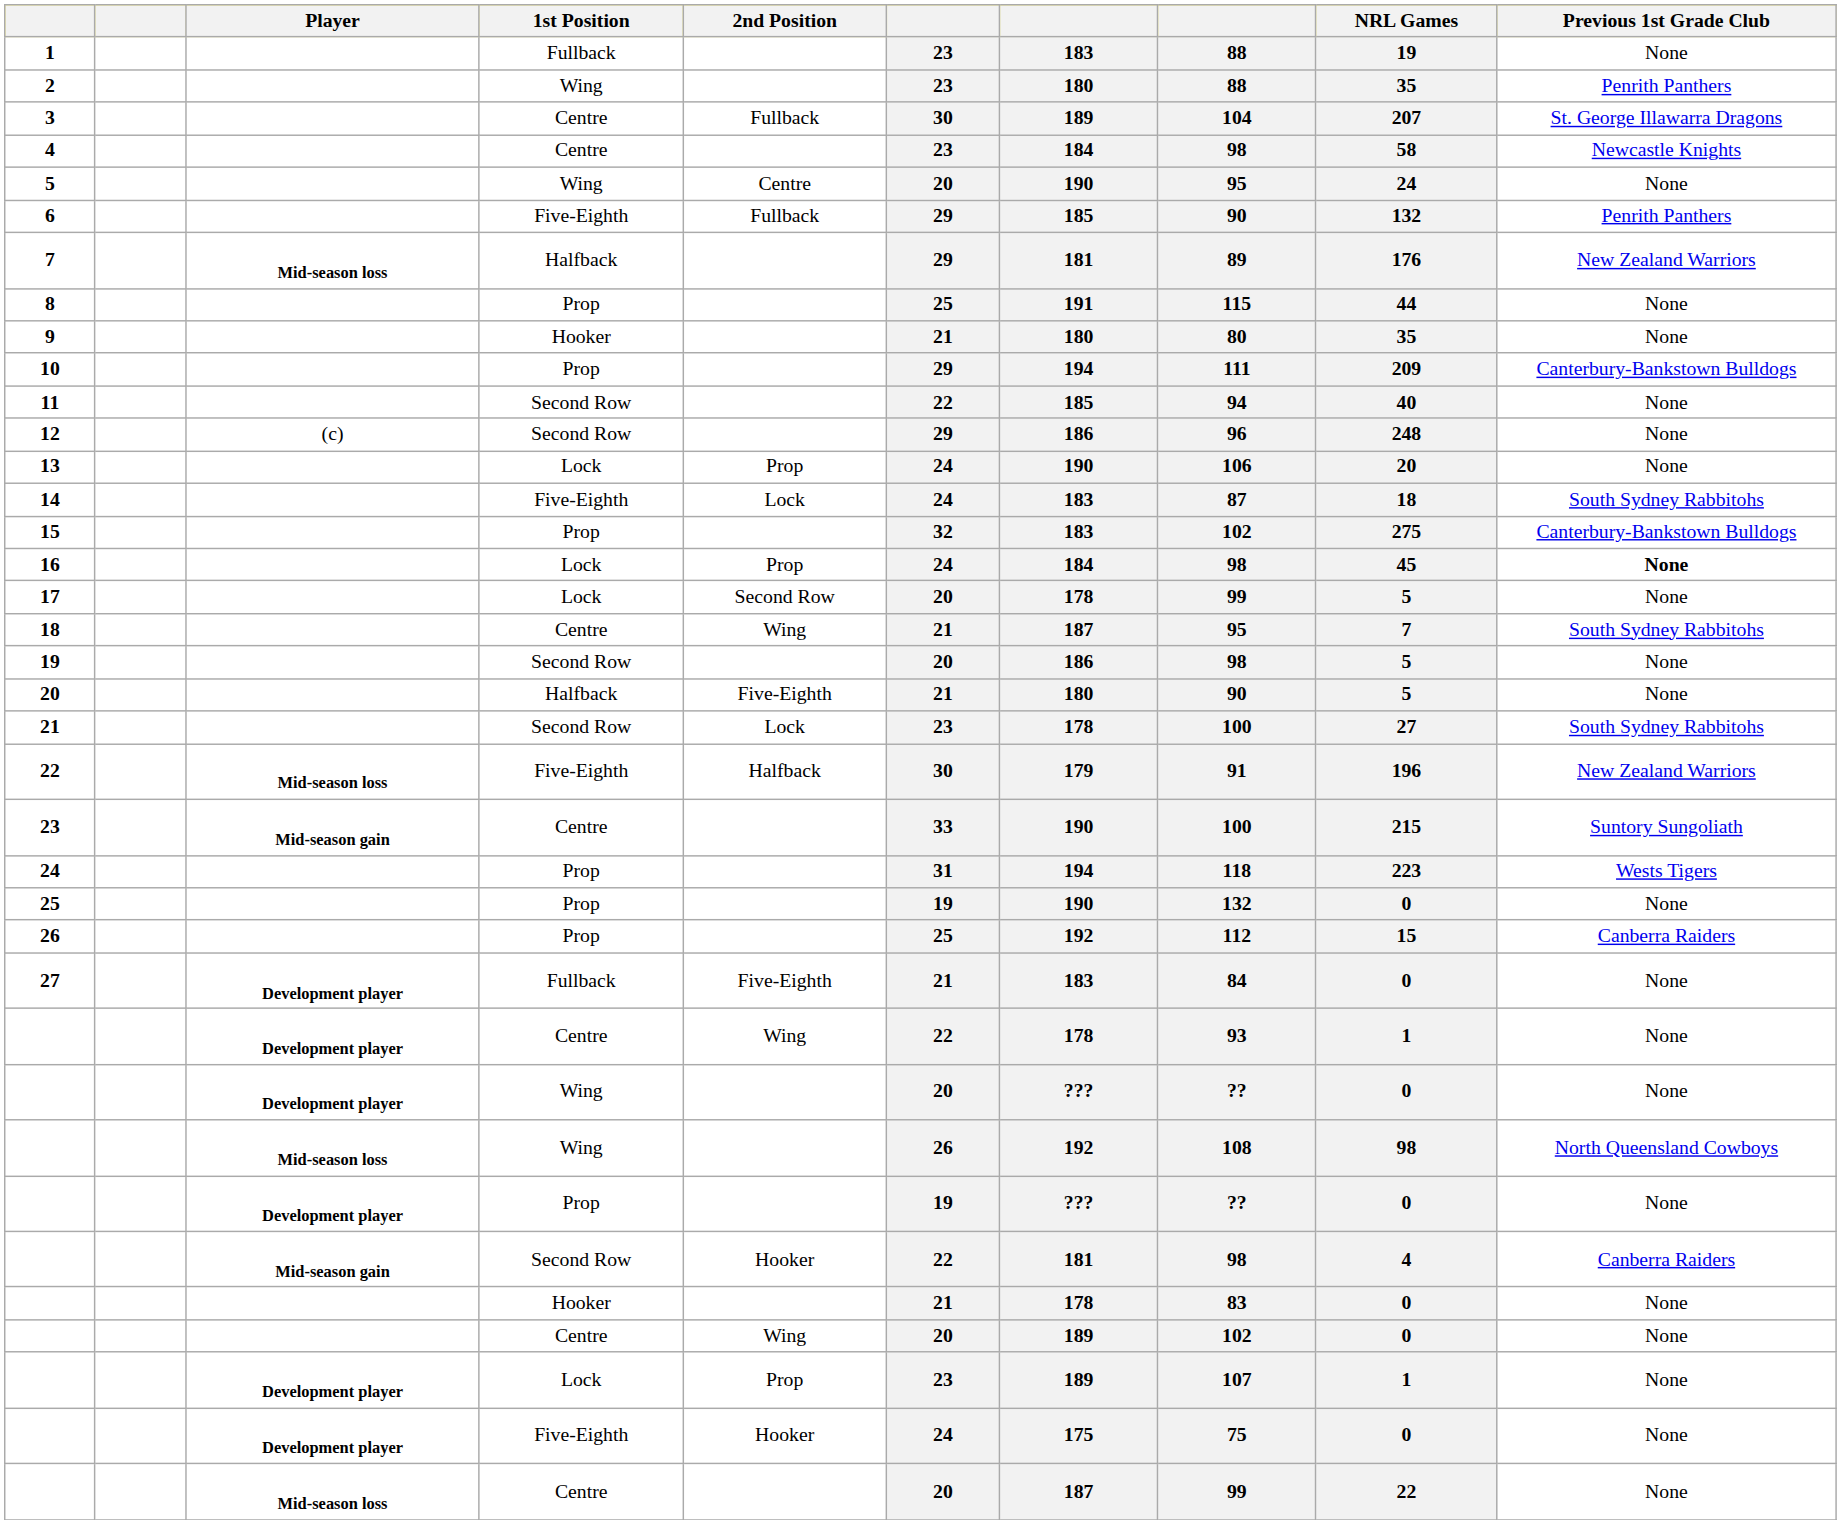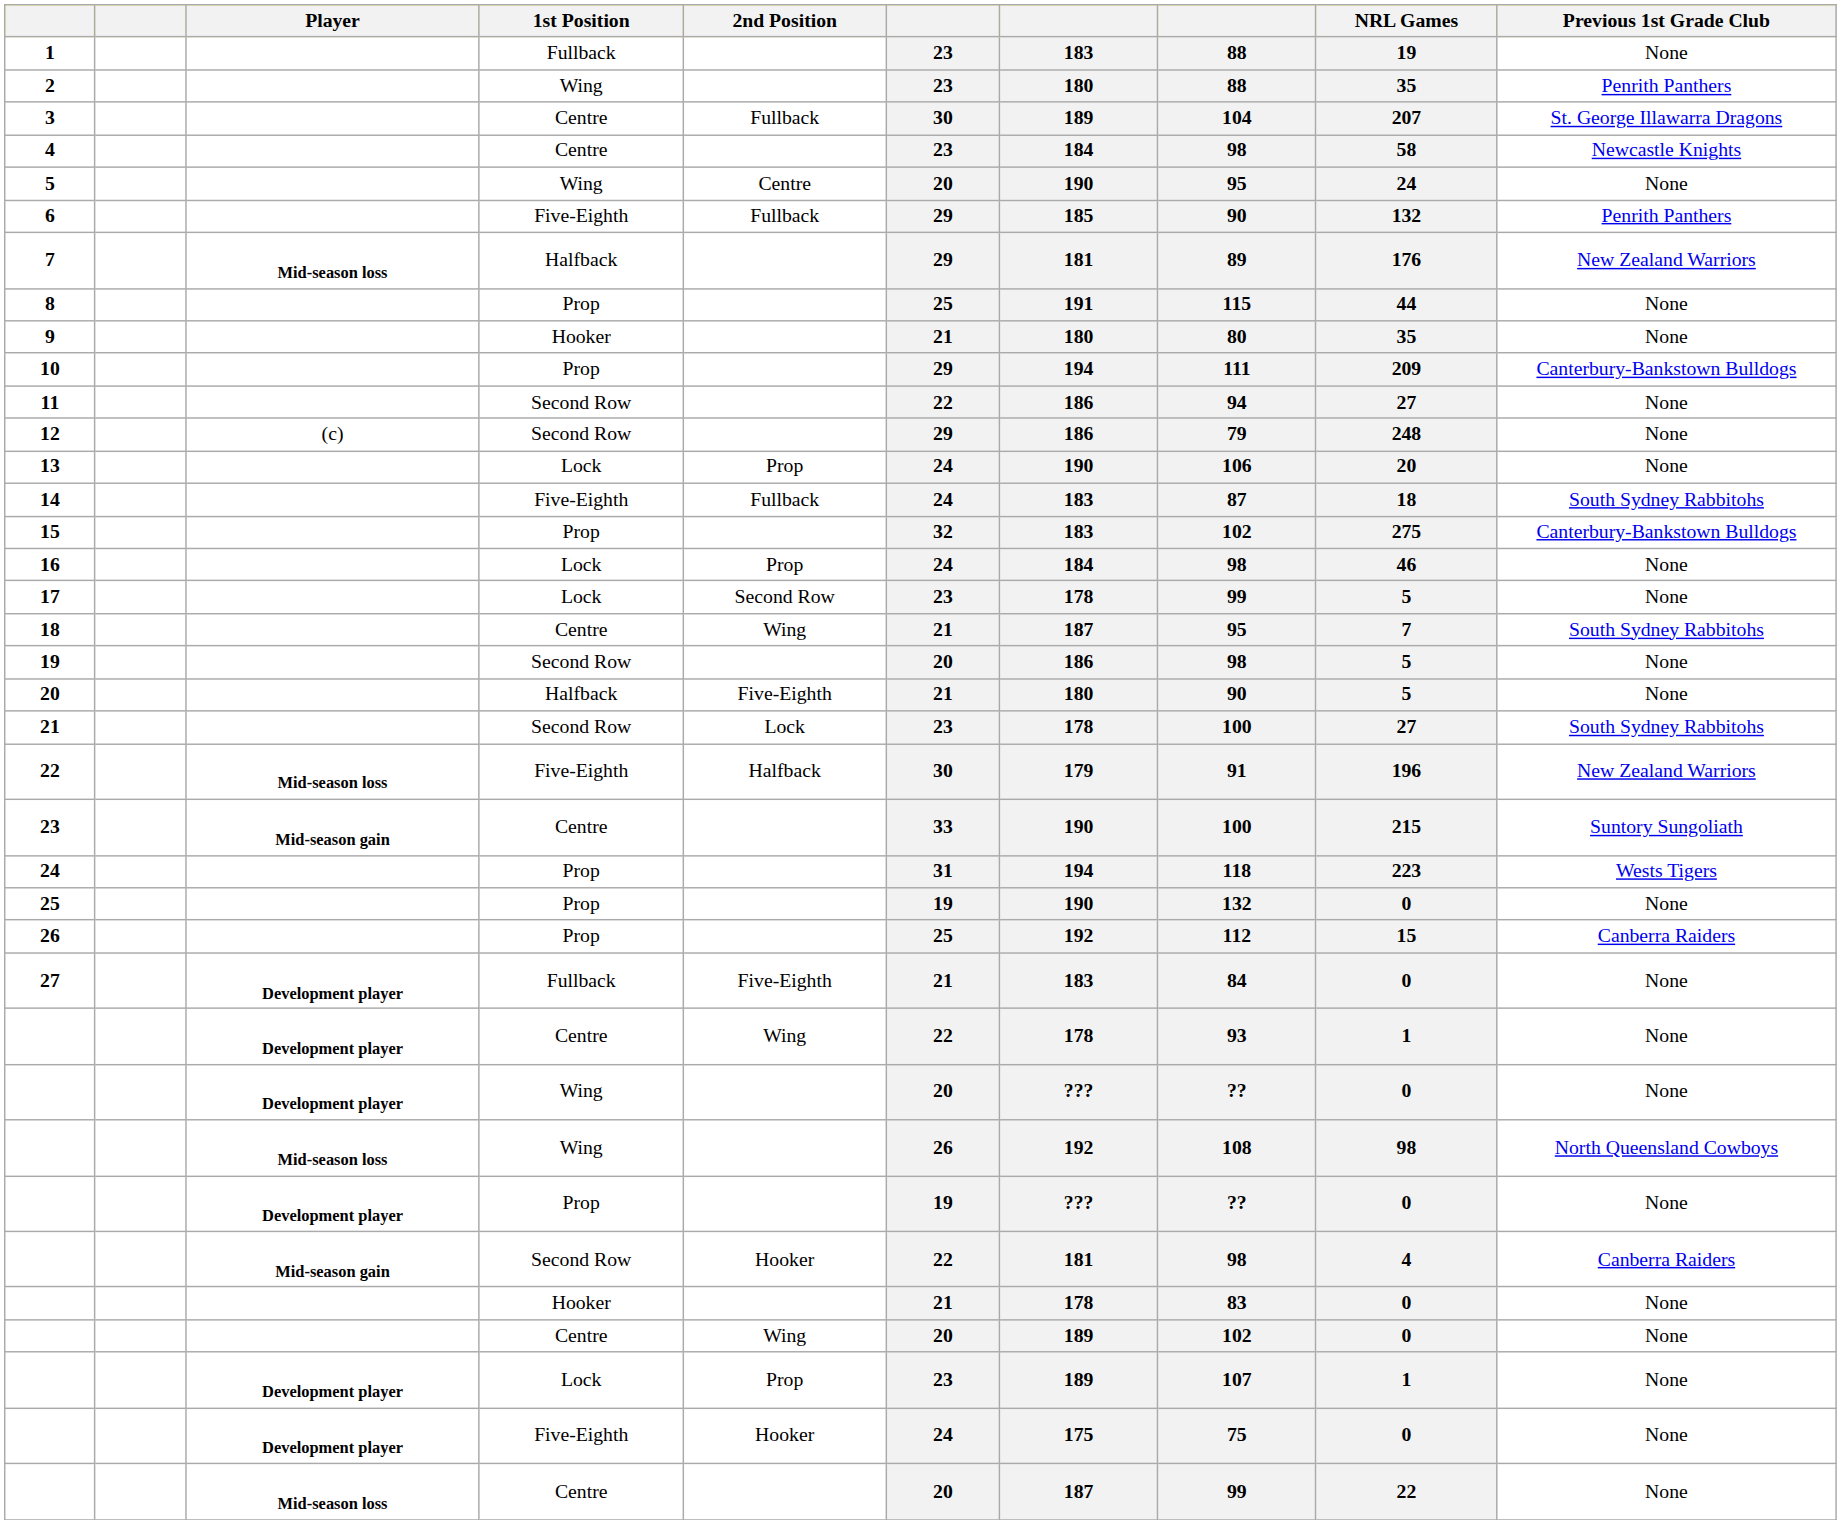(1079, 401) 185 -> (1079, 401) 186
(1406, 401) 40 -> (1406, 401) 27
(1237, 433) 96 -> (1237, 433) 79
(785, 499) Lock -> (785, 499) Fullback
(1406, 564) 45 -> (1406, 564) 46
(1666, 564) bold -> (1666, 564) normal
(943, 596) 20 -> (943, 596) 23
